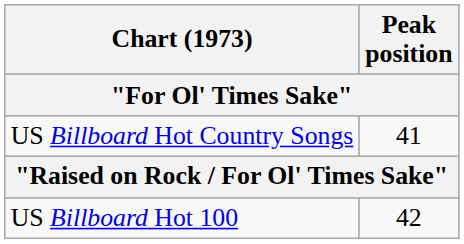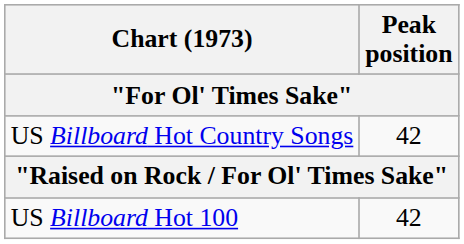(409, 135) 41 -> (409, 135) 42
